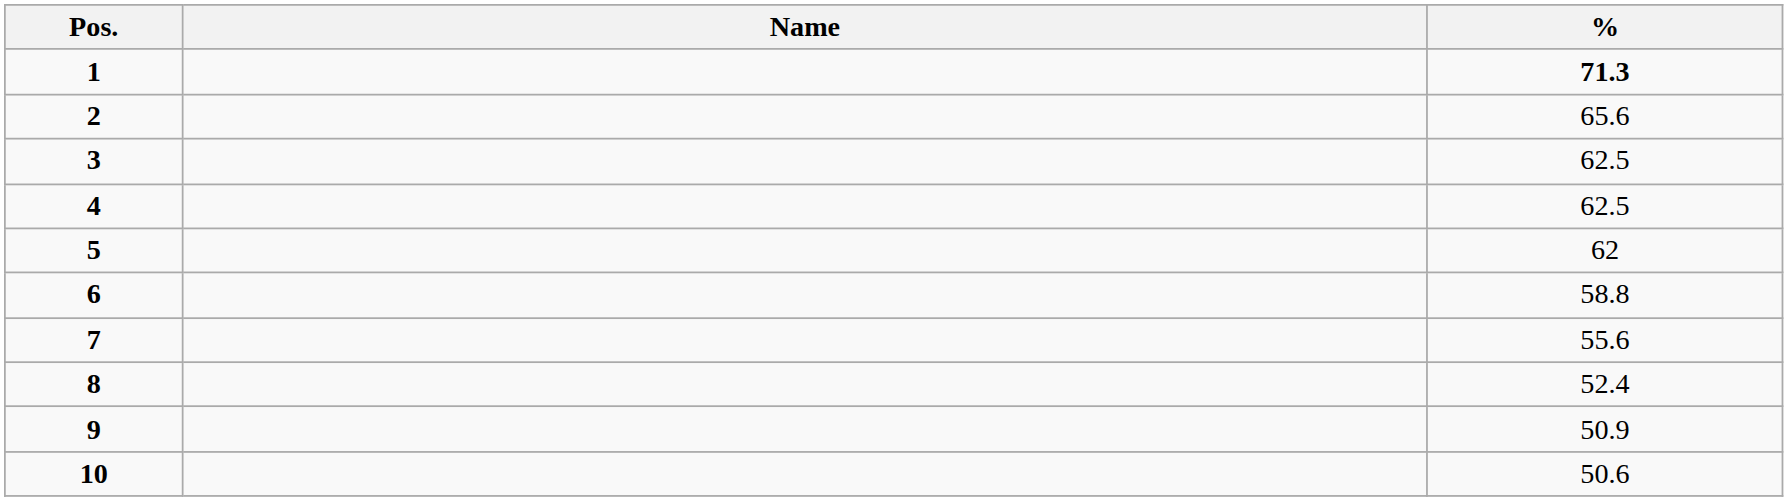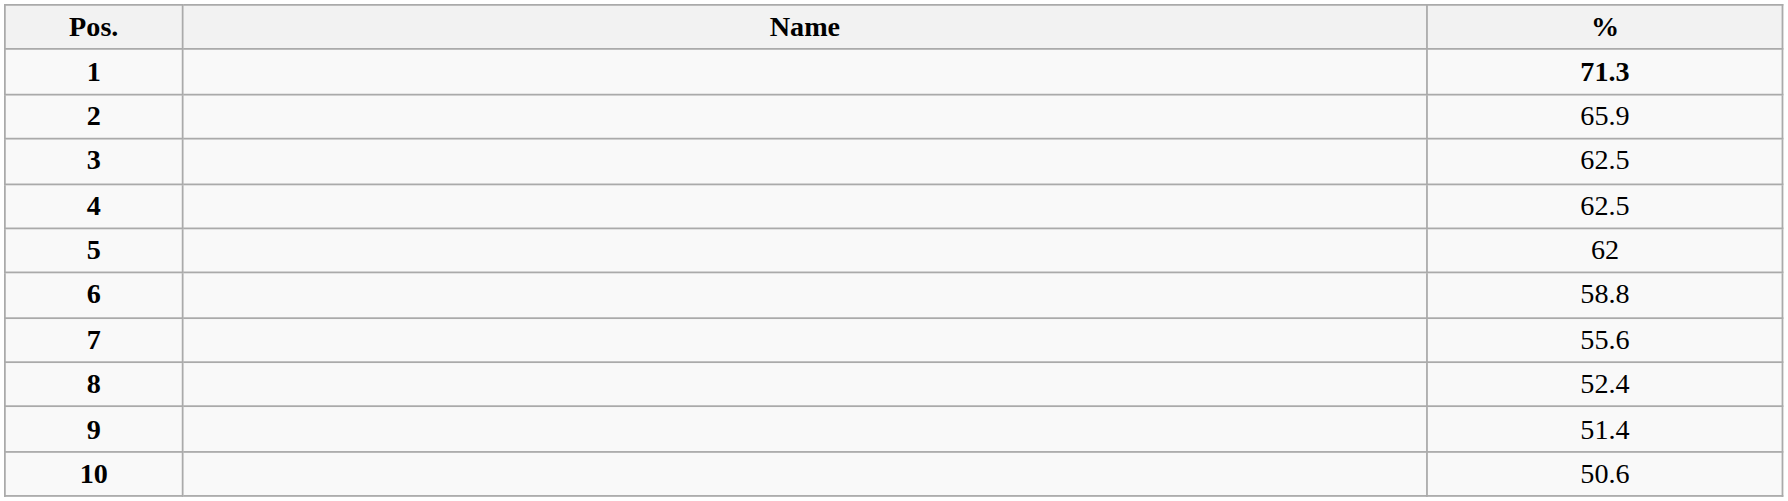(1605, 116) 65.6 -> (1605, 116) 65.9
(1605, 428) 50.9 -> (1605, 428) 51.4
